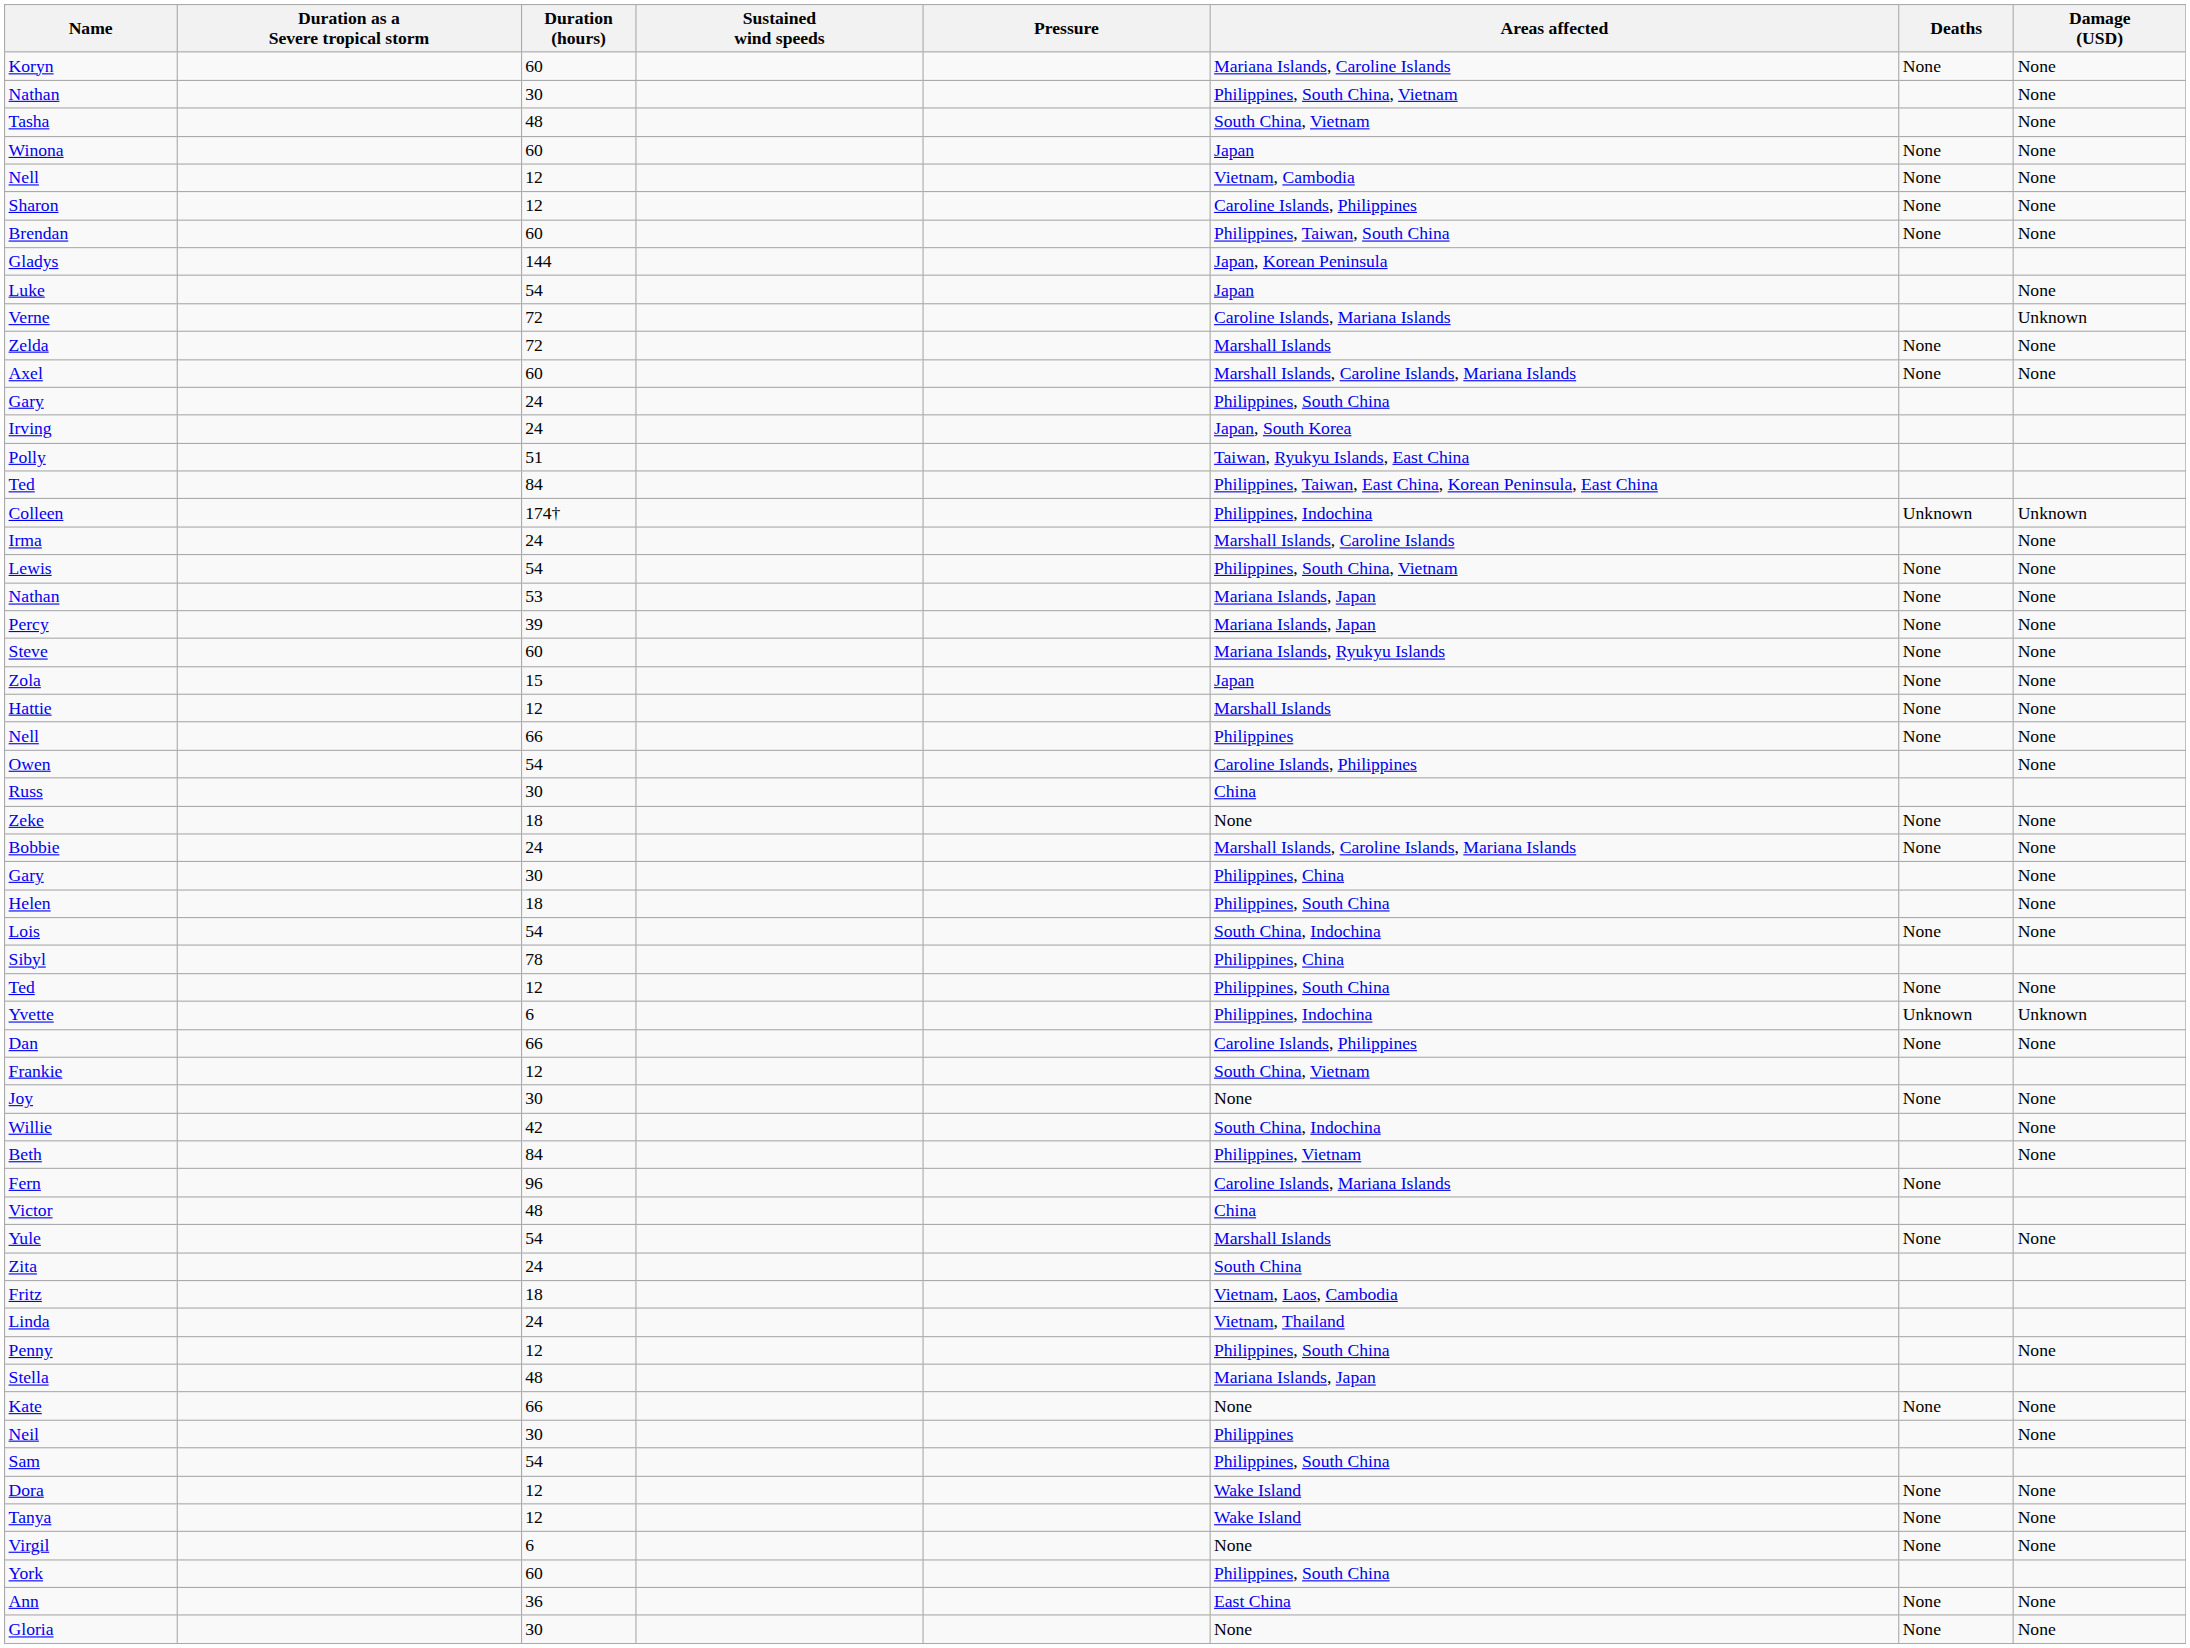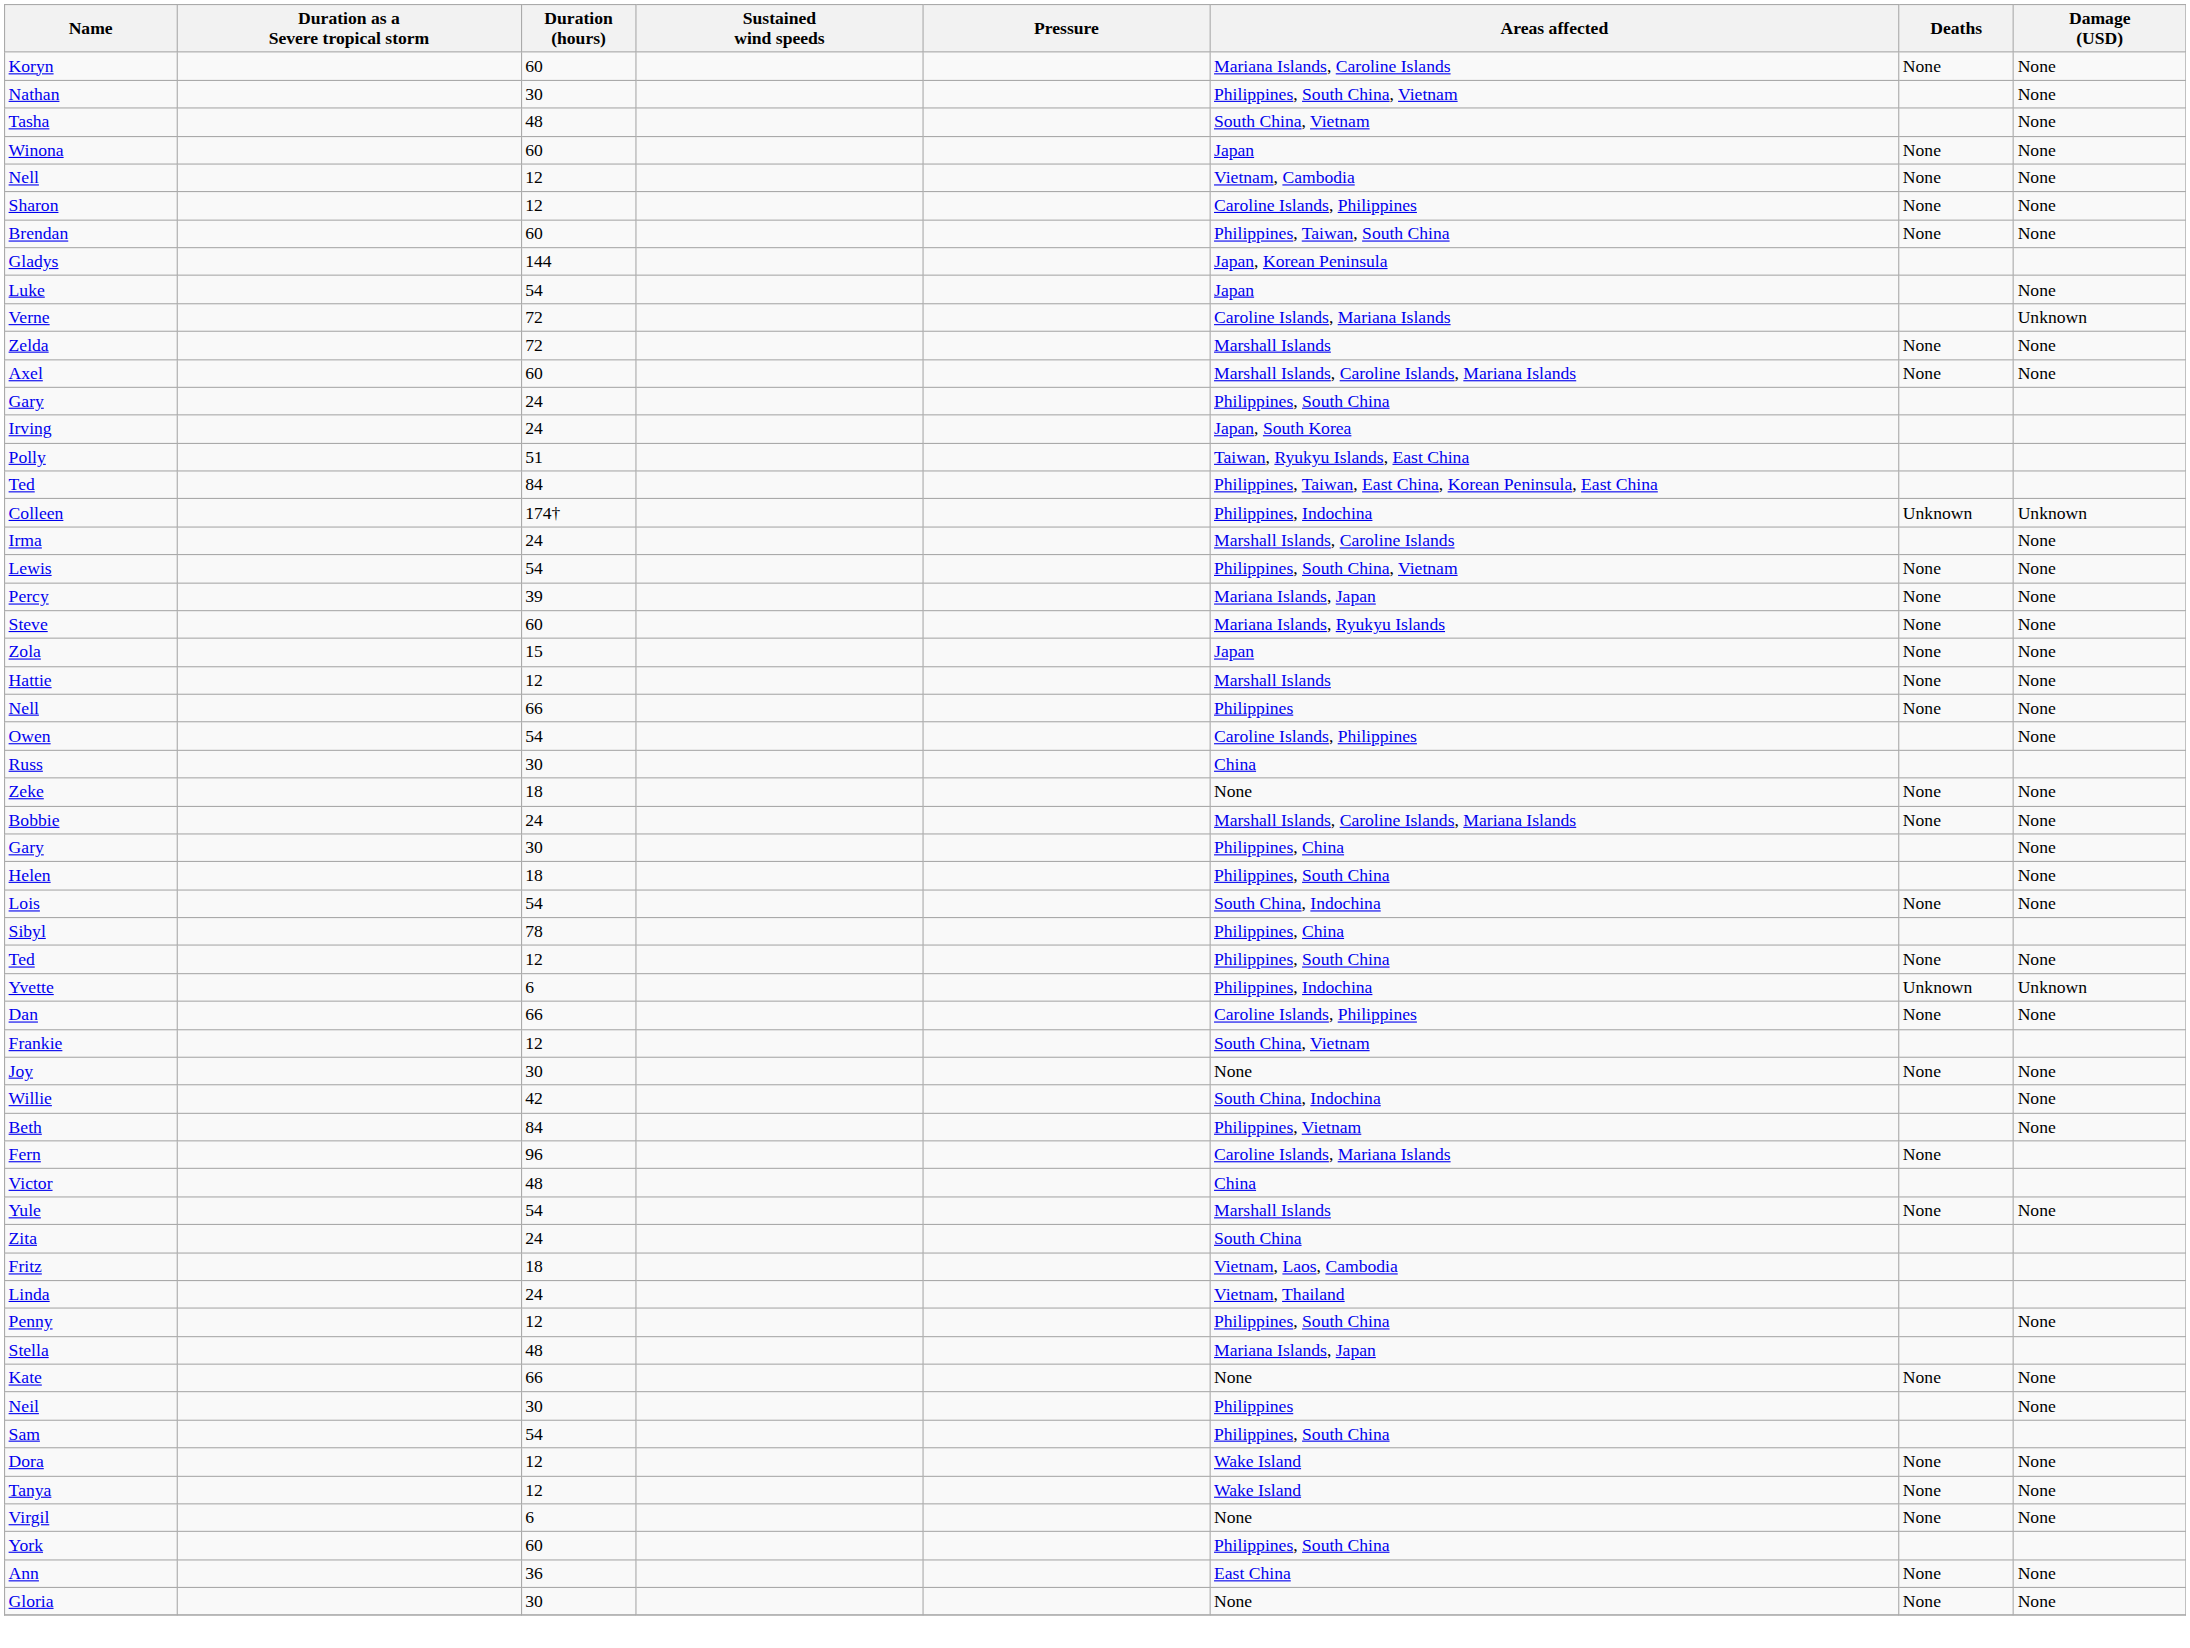- row: (34, 596)
